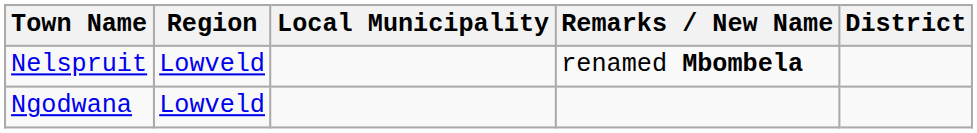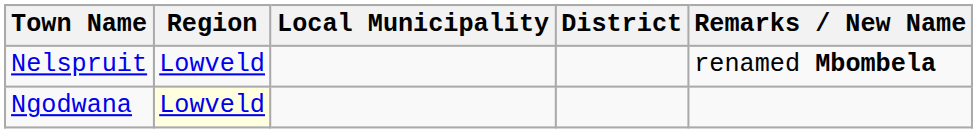columns swapped: (906, 26) <-> (697, 26)
(212, 107) no background -> (212, 107) lightyellow background
